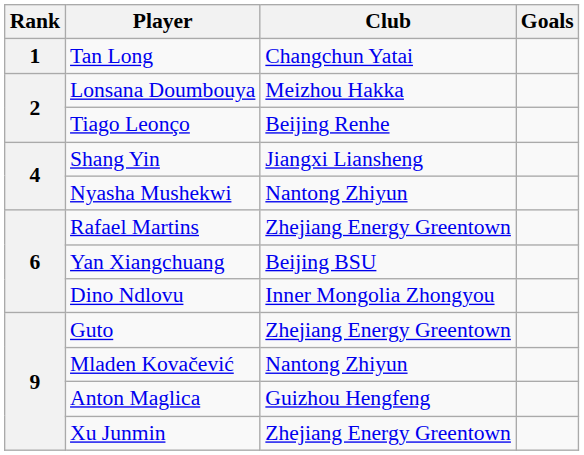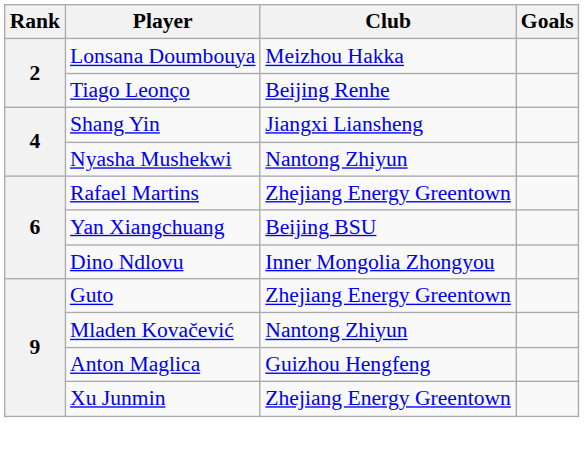- row: (112, 55)
